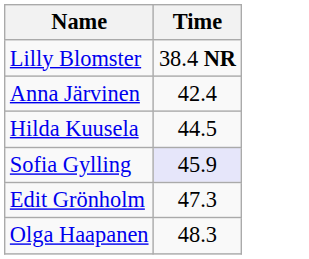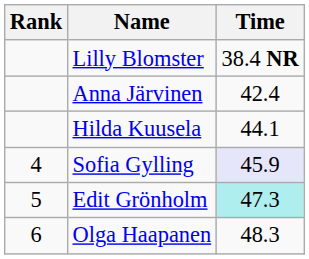+ column: (36, 22)
(197, 128) 44.5 -> (260, 128) 44.1
(197, 199) no background -> (260, 199) paleturquoise background
